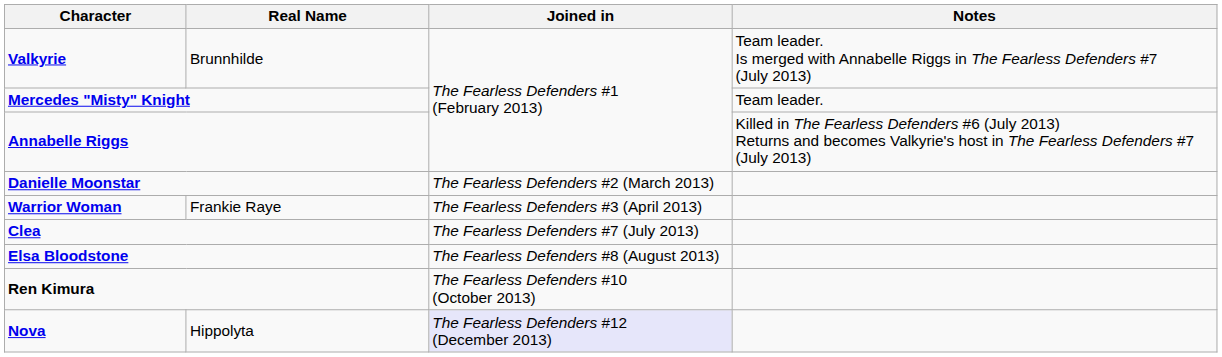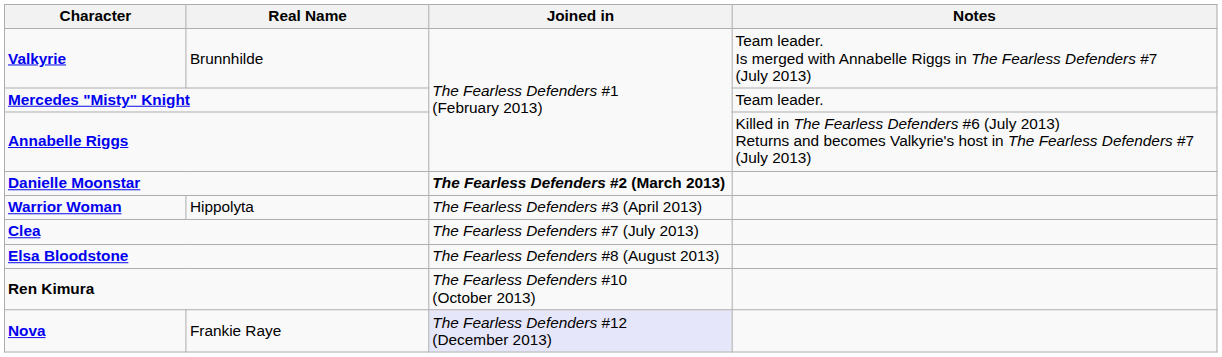(573, 183) normal -> (579, 183) bold
(236, 207) Frankie Raye -> (222, 207) Hippolyta
(222, 330) Hippolyta -> (236, 330) Frankie Raye
